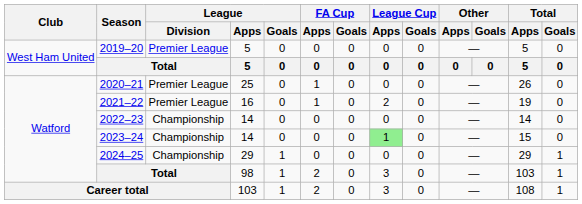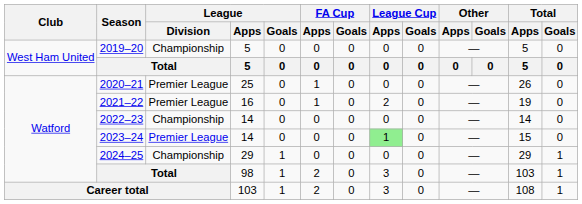(188, 48) Premier League -> (188, 48) Championship
(188, 137) Championship -> (188, 137) Premier League
